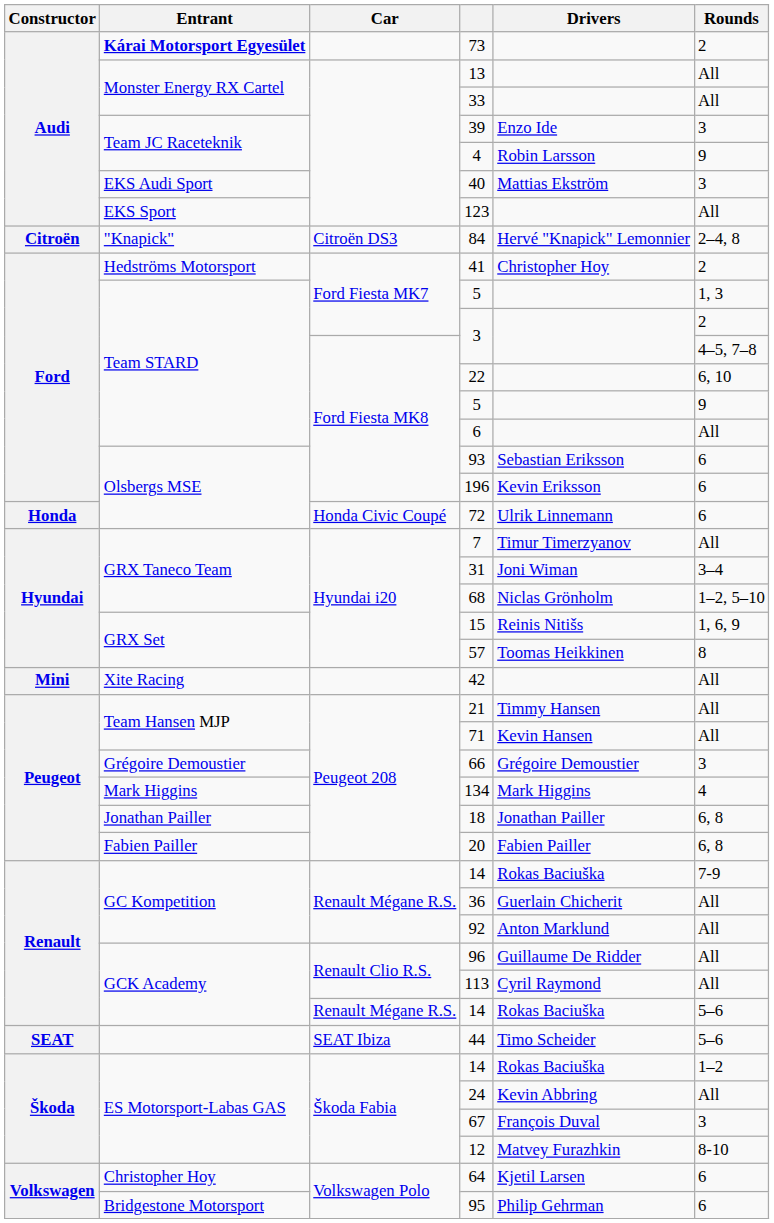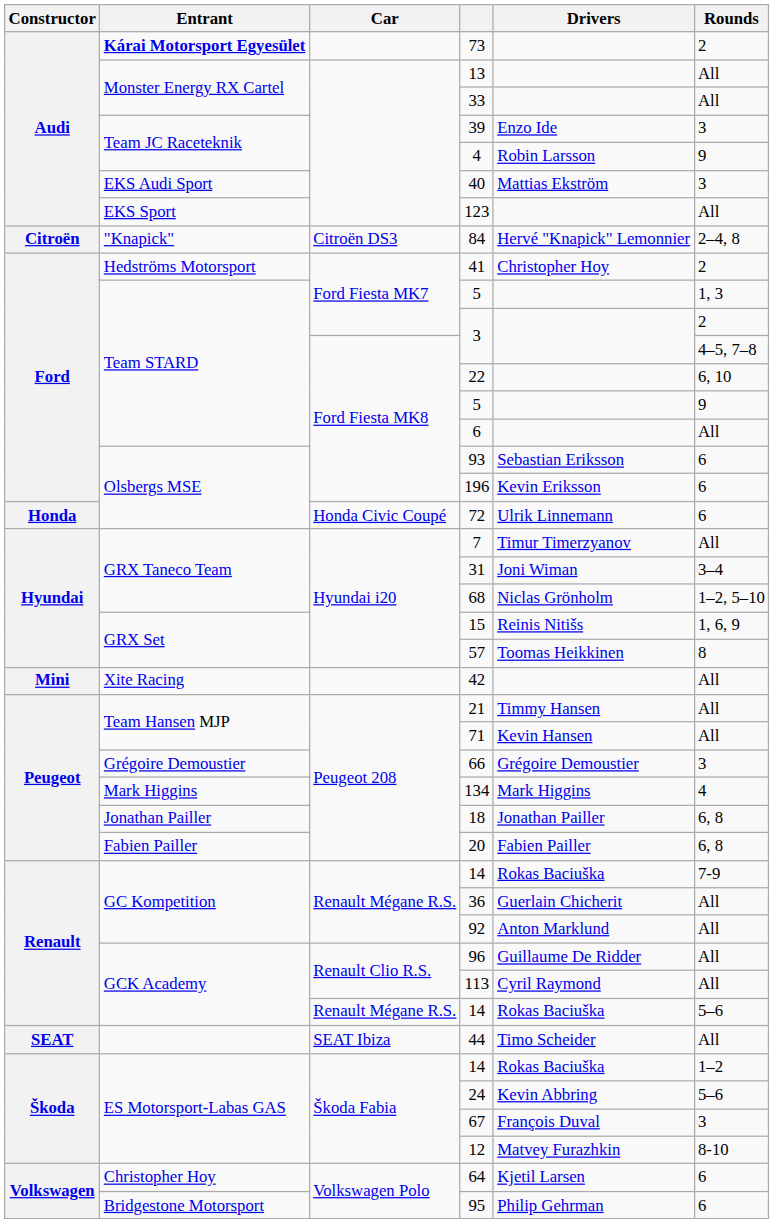(711, 1039) 5–6 -> (709, 1039) All
(709, 1094) All -> (711, 1094) 5–6
